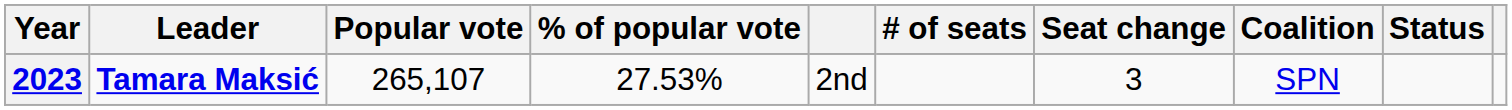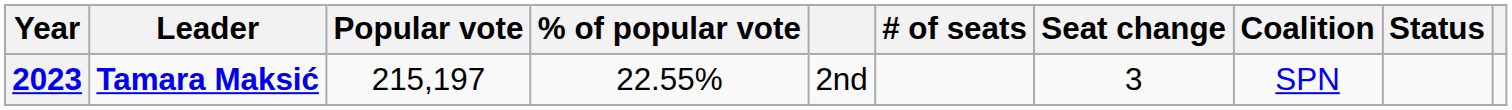(428, 79) 265,107 -> (428, 79) 215,197
(669, 79) 27.53% -> (669, 79) 22.55%
